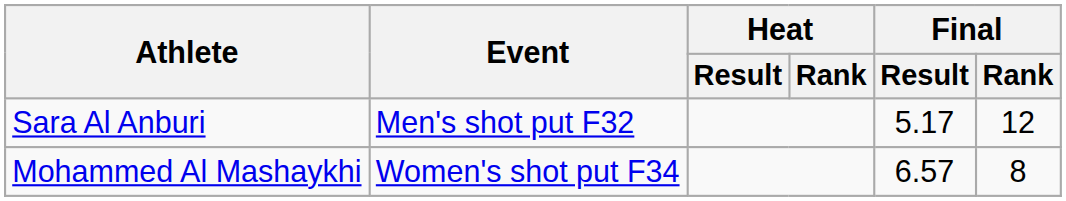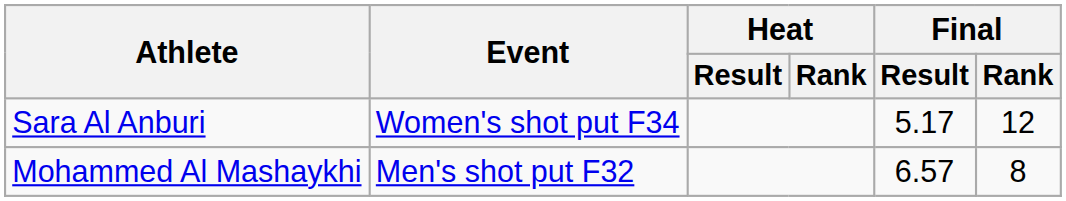(505, 123) Men's shot put F32 -> (528, 123) Women's shot put F34
(528, 172) Women's shot put F34 -> (505, 172) Men's shot put F32
